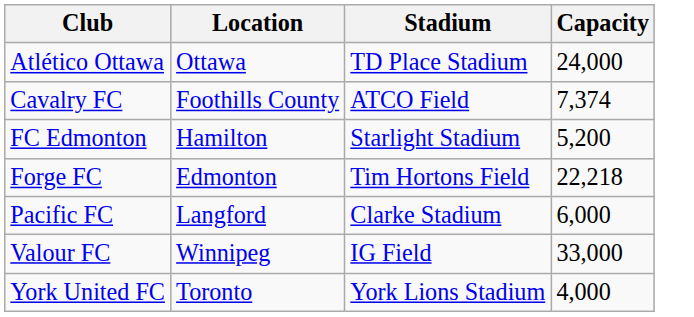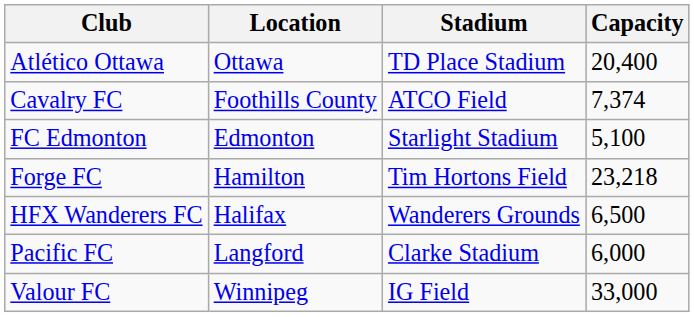(590, 61) 24,000 -> (624, 61) 20,400
(222, 138) Hamilton -> (264, 138) Edmonton
(584, 138) 5,200 -> (618, 138) 5,100
(226, 176) Edmonton -> (259, 176) Hamilton
(590, 176) 22,218 -> (624, 176) 23,218
+ row: (106, 215)
- row: (88, 291)
